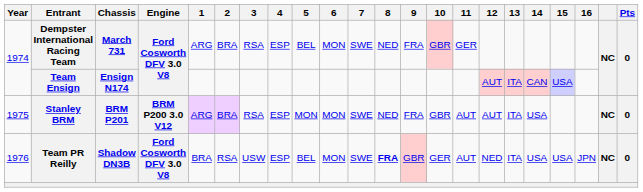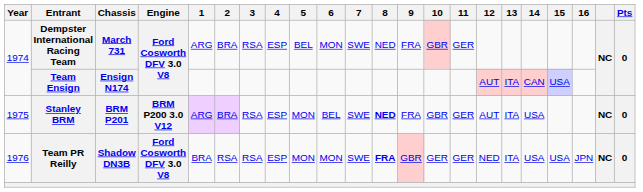(334, 115) MON -> (331, 115) BEL
(388, 115) normal -> (385, 115) bold
(466, 115) AUT -> (463, 115) GER
(254, 158) USW -> (252, 158) RSA
(306, 158) BEL -> (303, 158) MON
(466, 158) AUT -> (463, 158) GER
